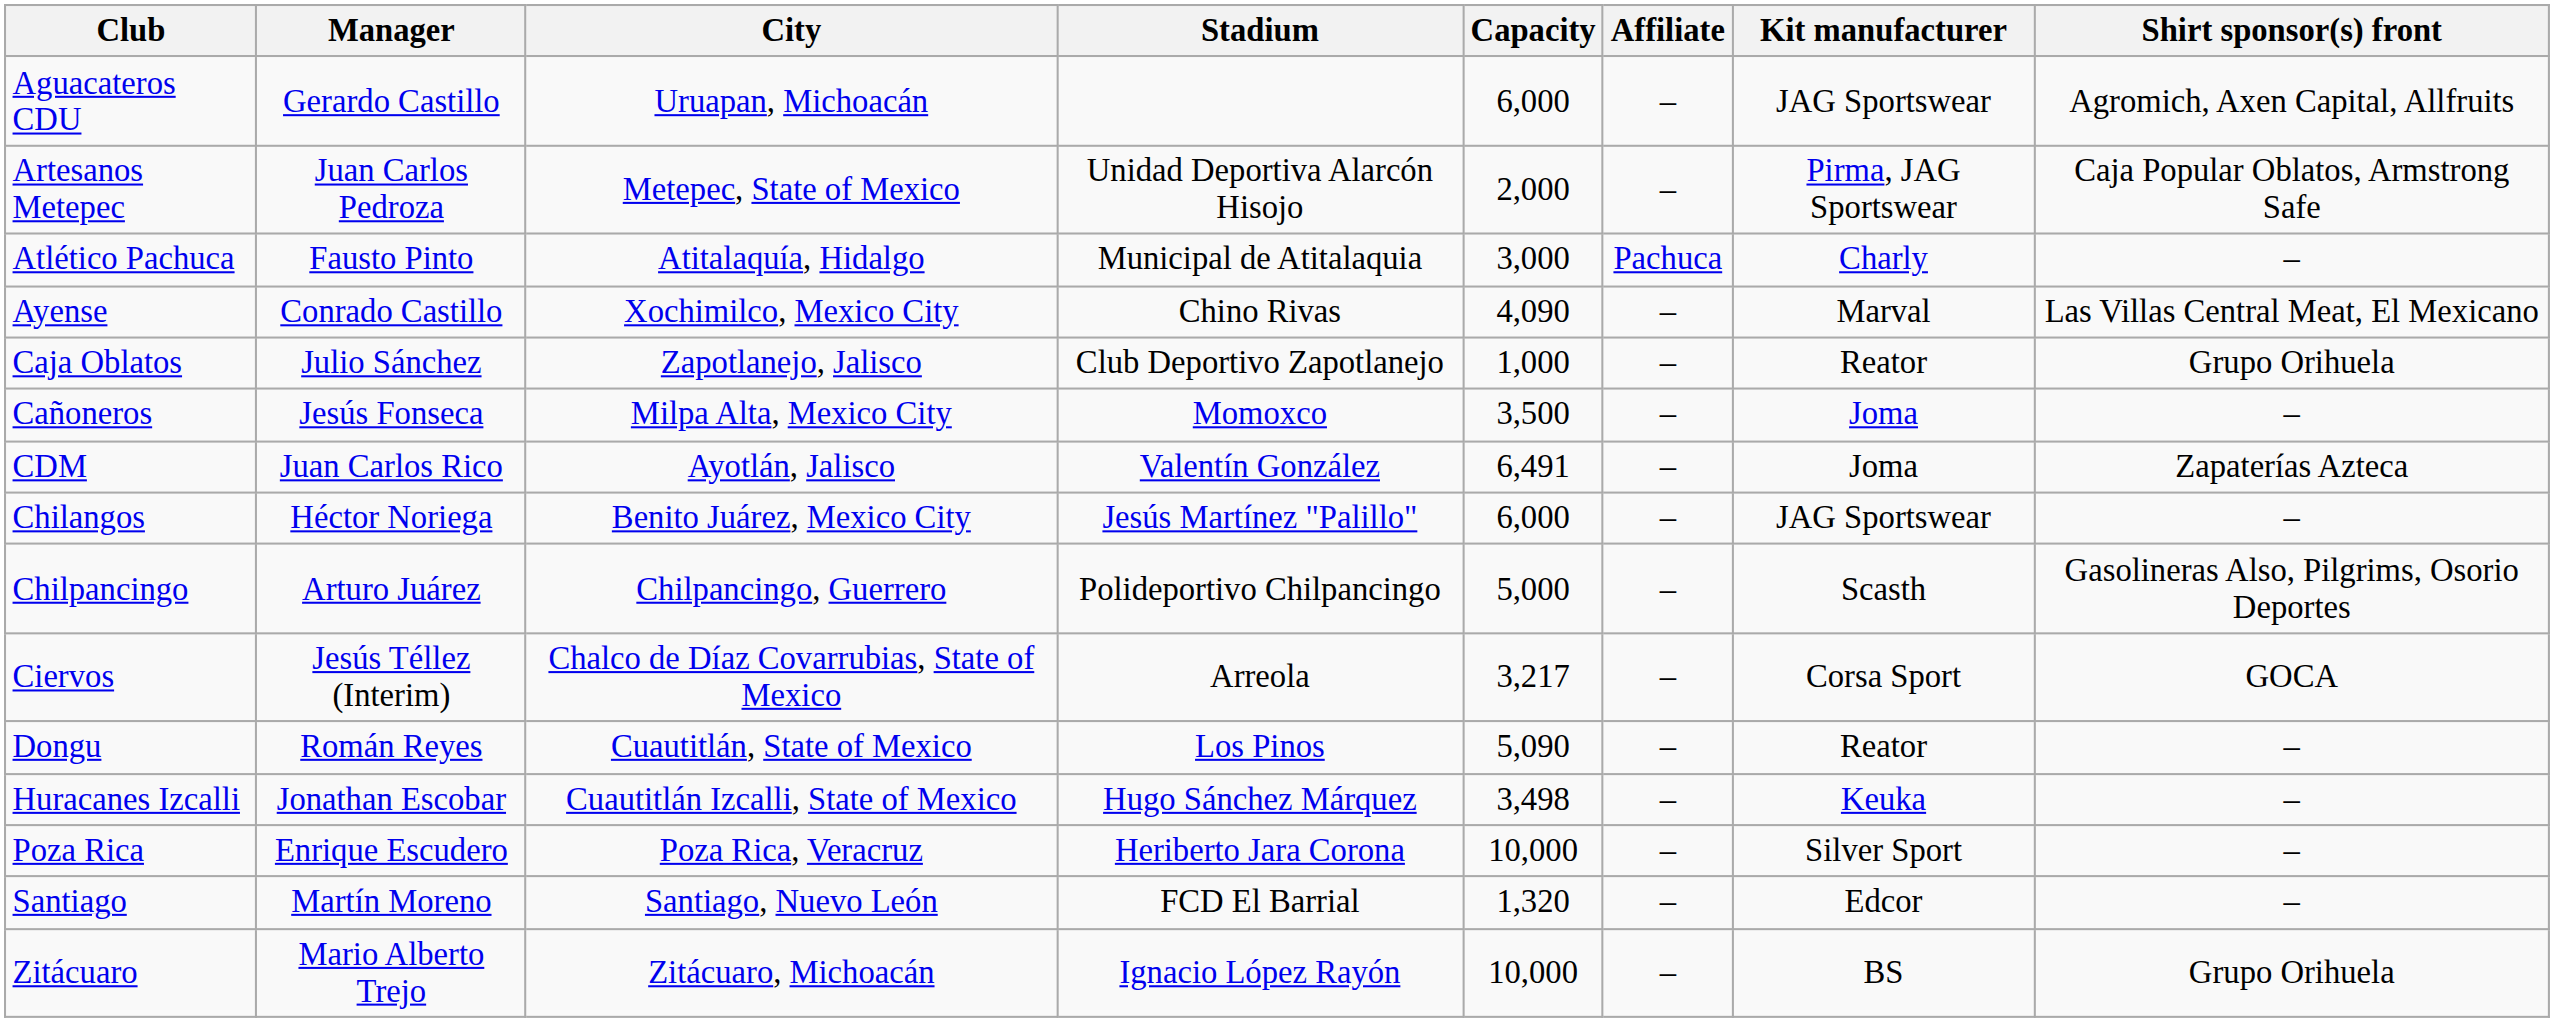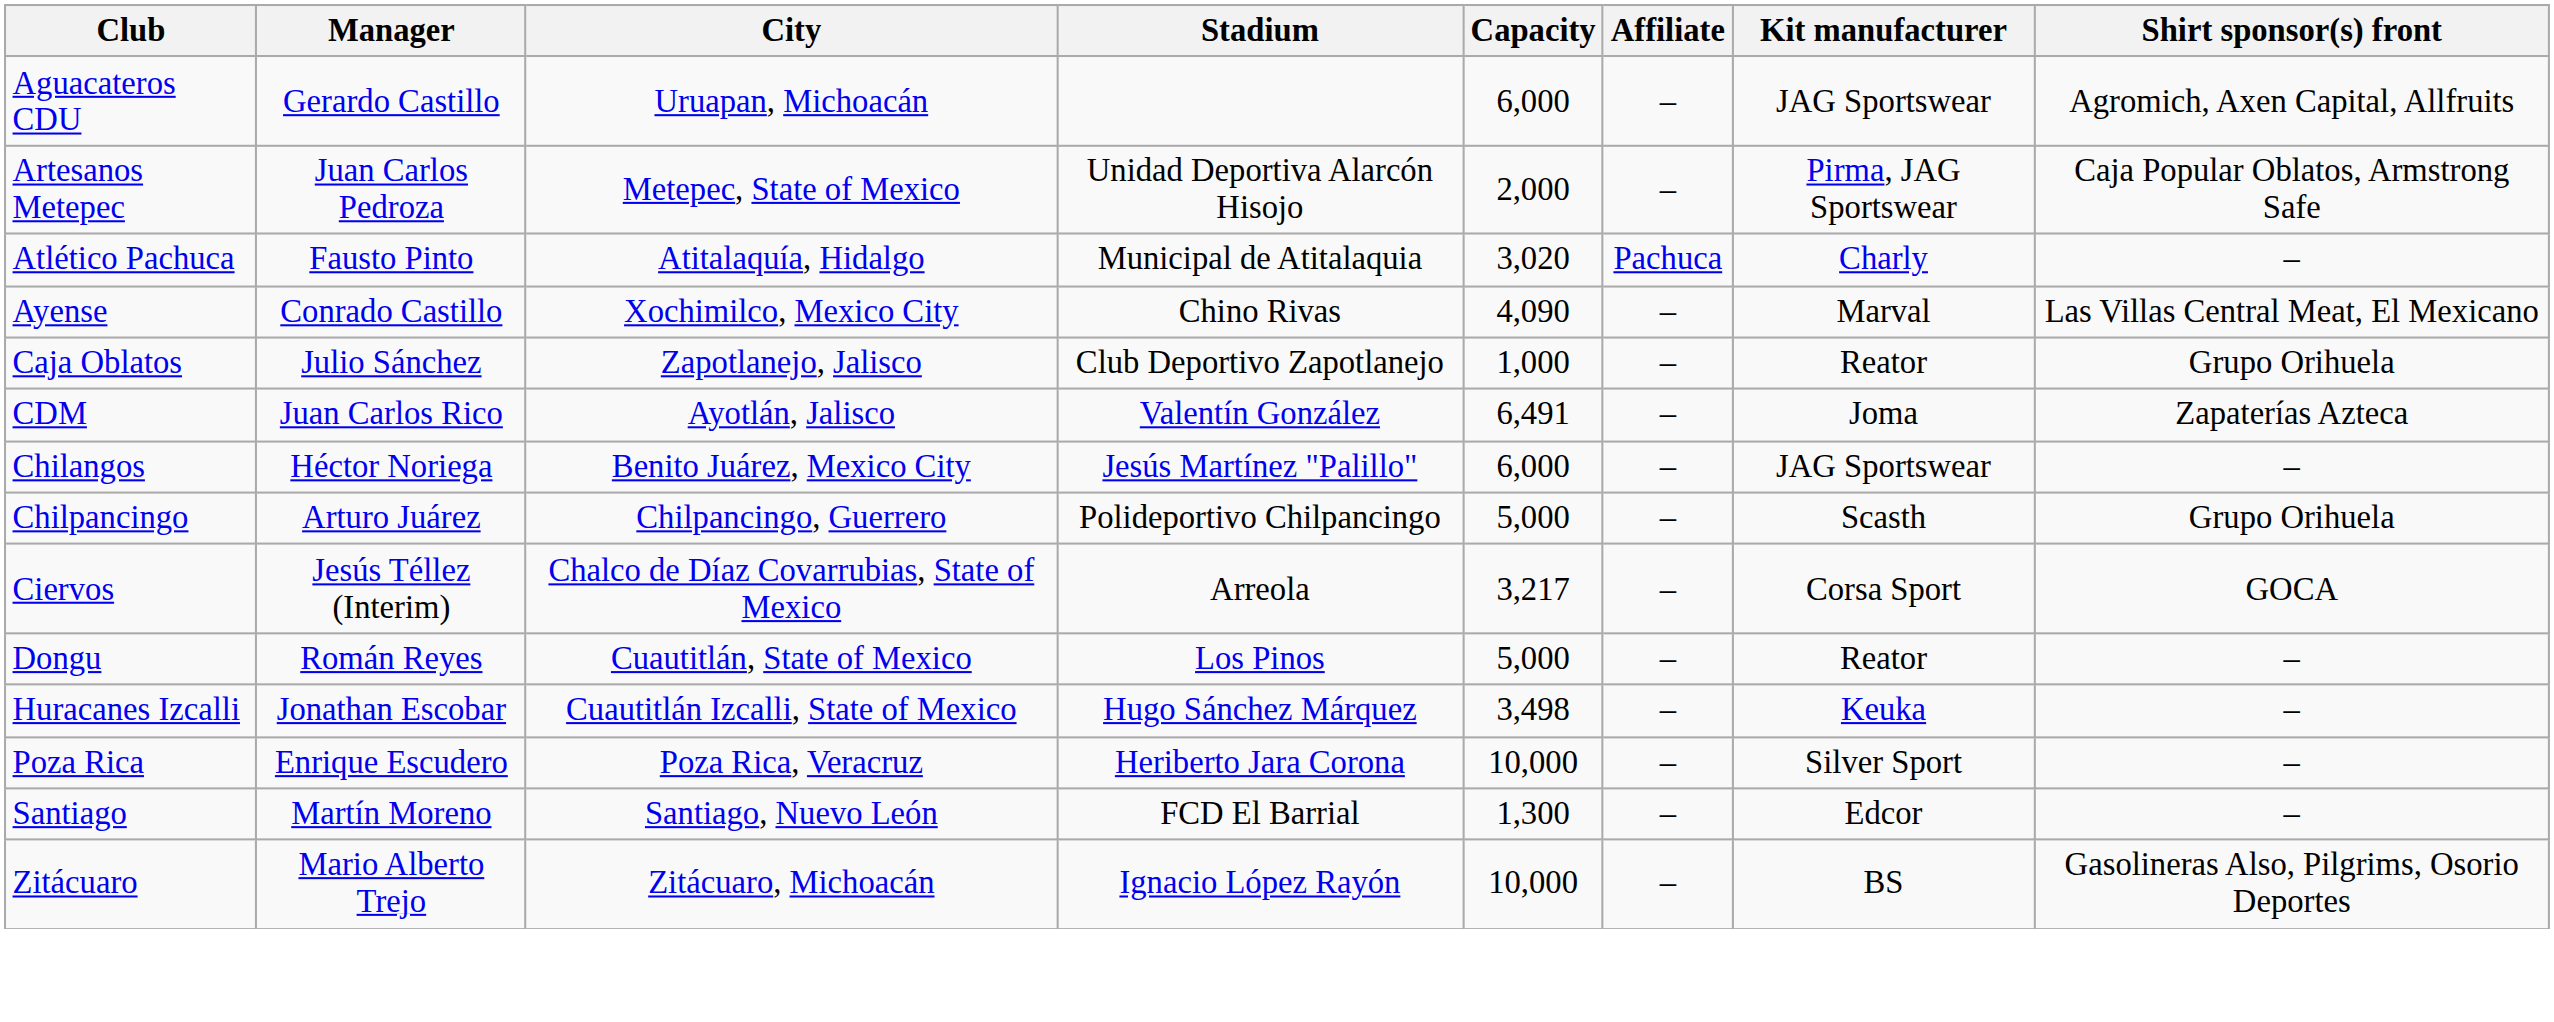(1533, 259) 3,000 -> (1533, 259) 3,020
- row: (82, 414)
(2292, 588) Gasolineras Also, Pilgrims, Osorio Deportes -> (2292, 517) Grupo Orihuela
(1533, 746) 5,090 -> (1533, 658) 5,000
(1533, 901) 1,320 -> (1533, 813) 1,300
(2292, 972) Grupo Orihuela -> (2292, 883) Gasolineras Also, Pilgrims, Osorio Deportes
